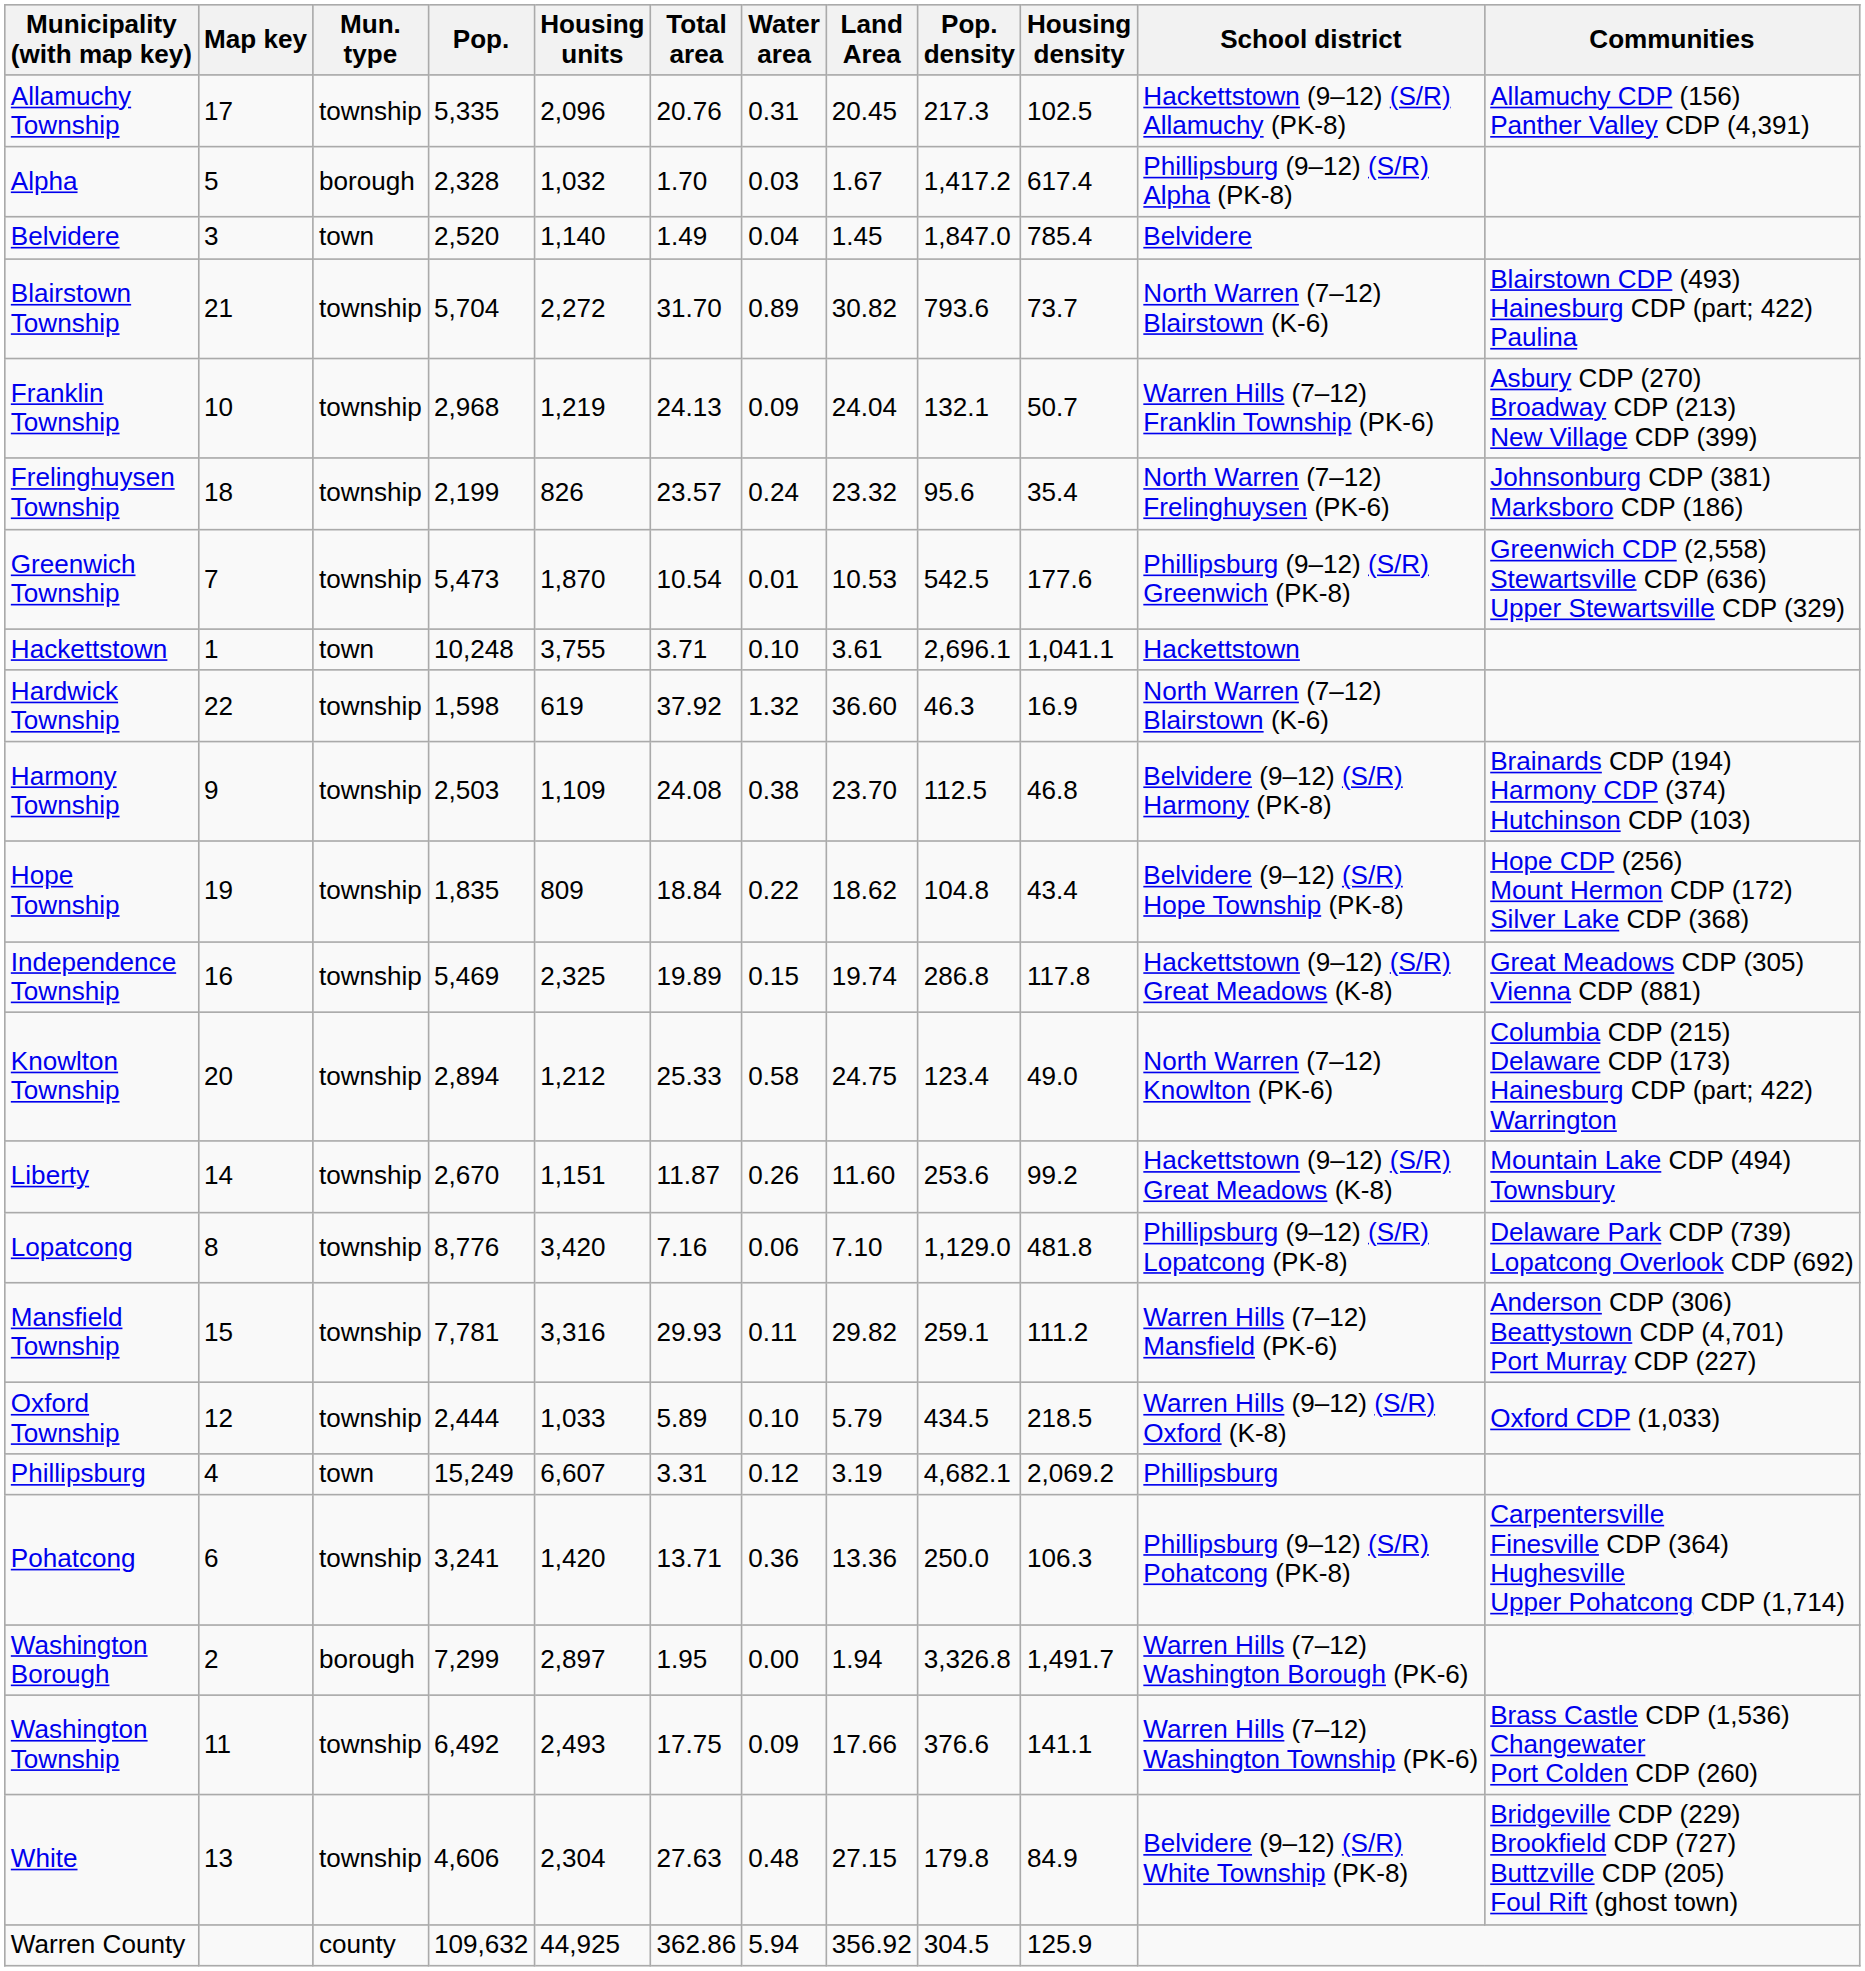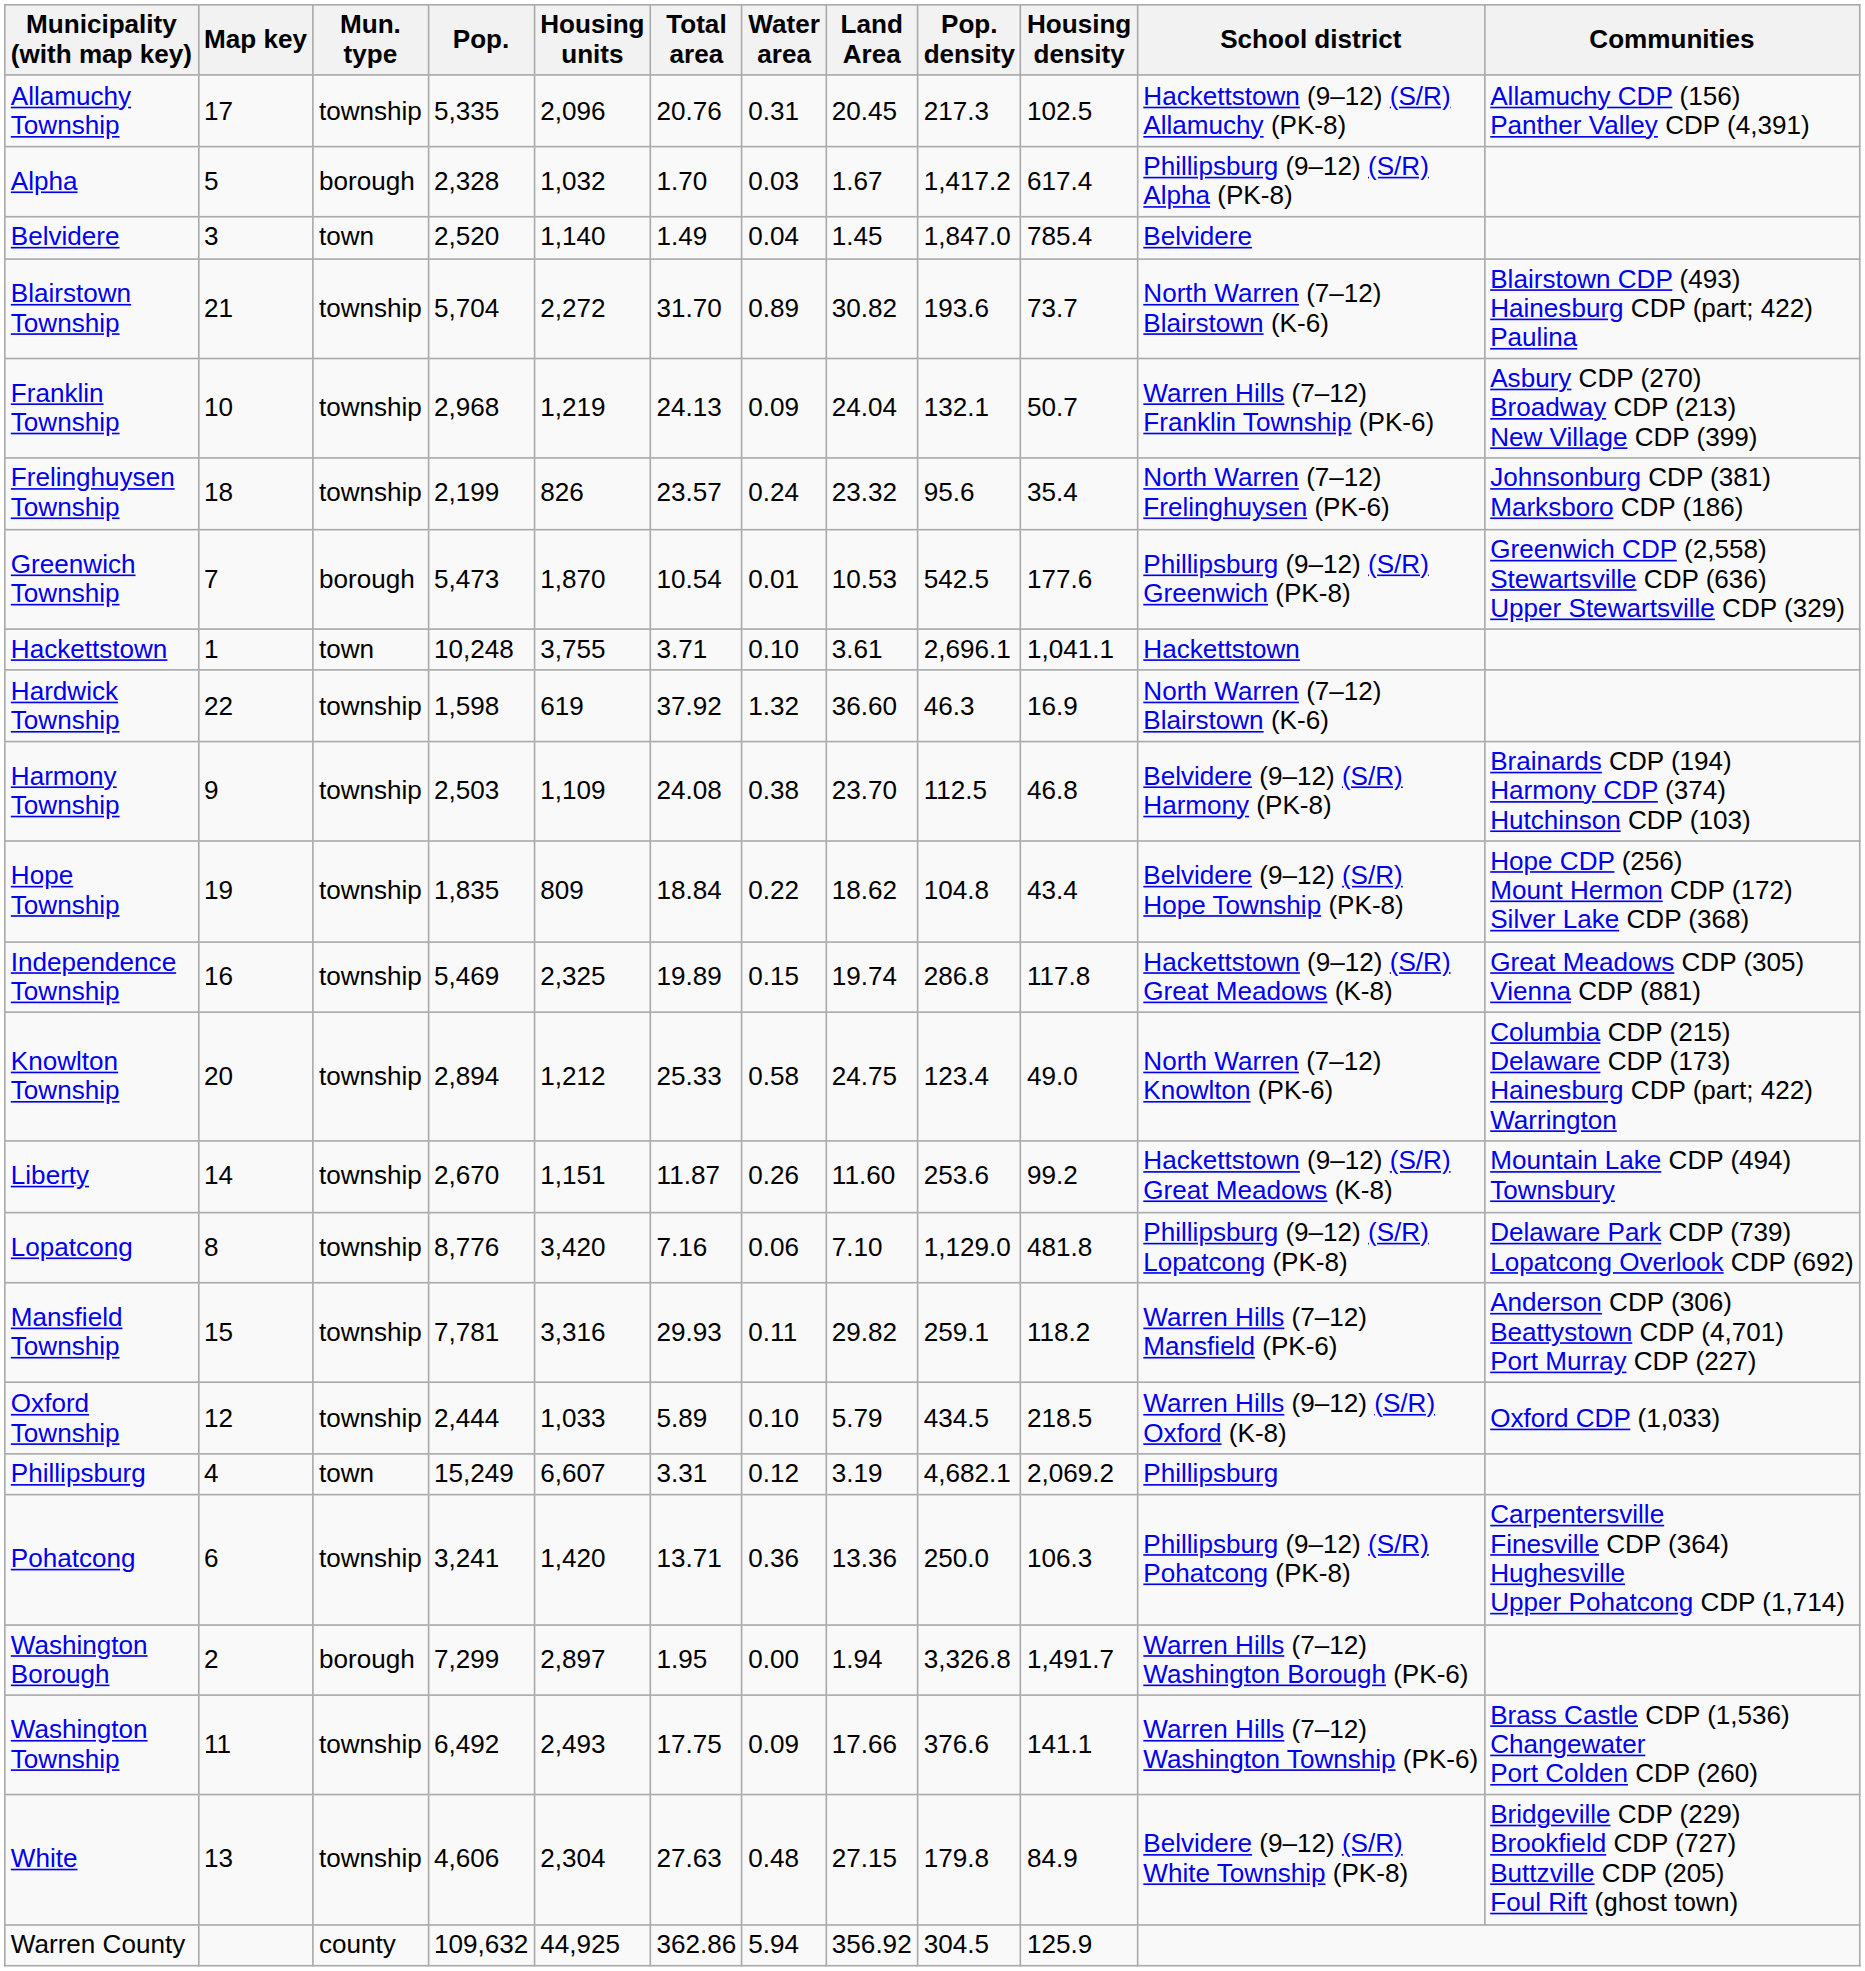(956, 307) 793.6 -> (956, 307) 193.6
(370, 578) township -> (367, 578) borough
(1058, 1332) 111.2 -> (1059, 1332) 118.2
